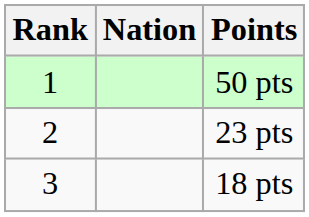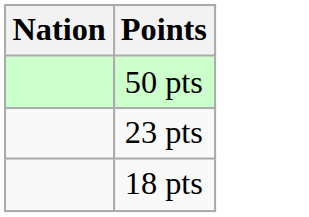- column: (50, 30)
